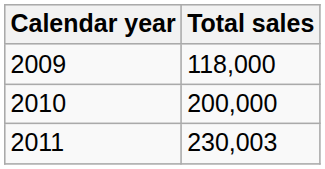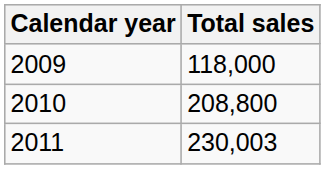(232, 103) 200,000 -> (232, 103) 208,800
